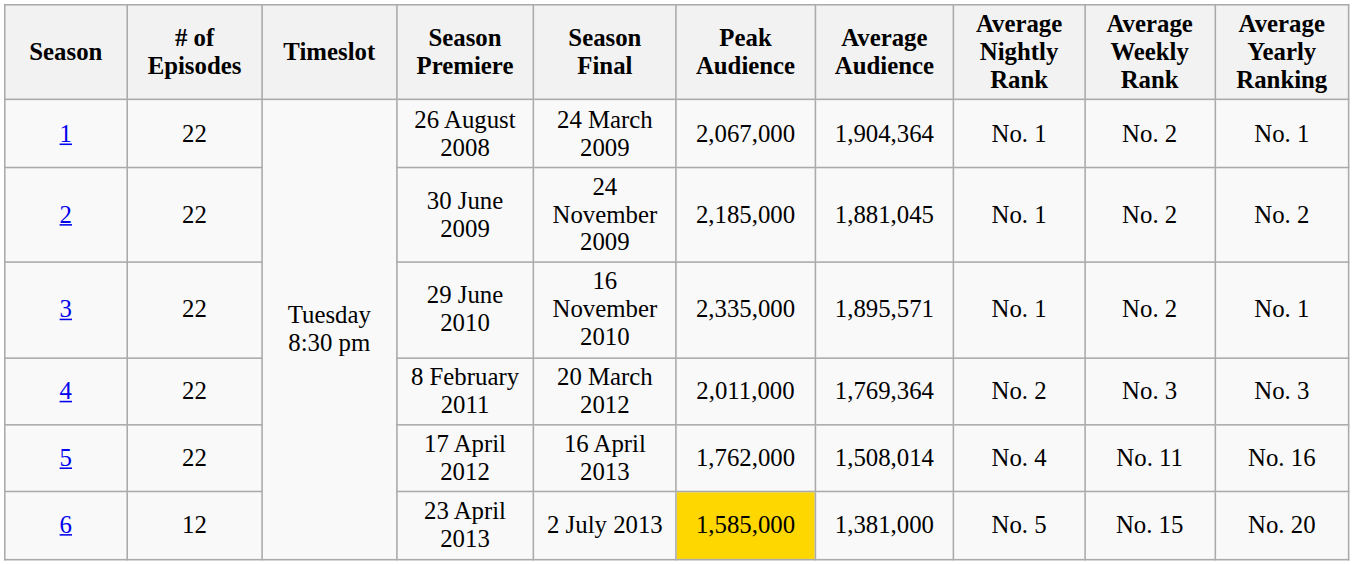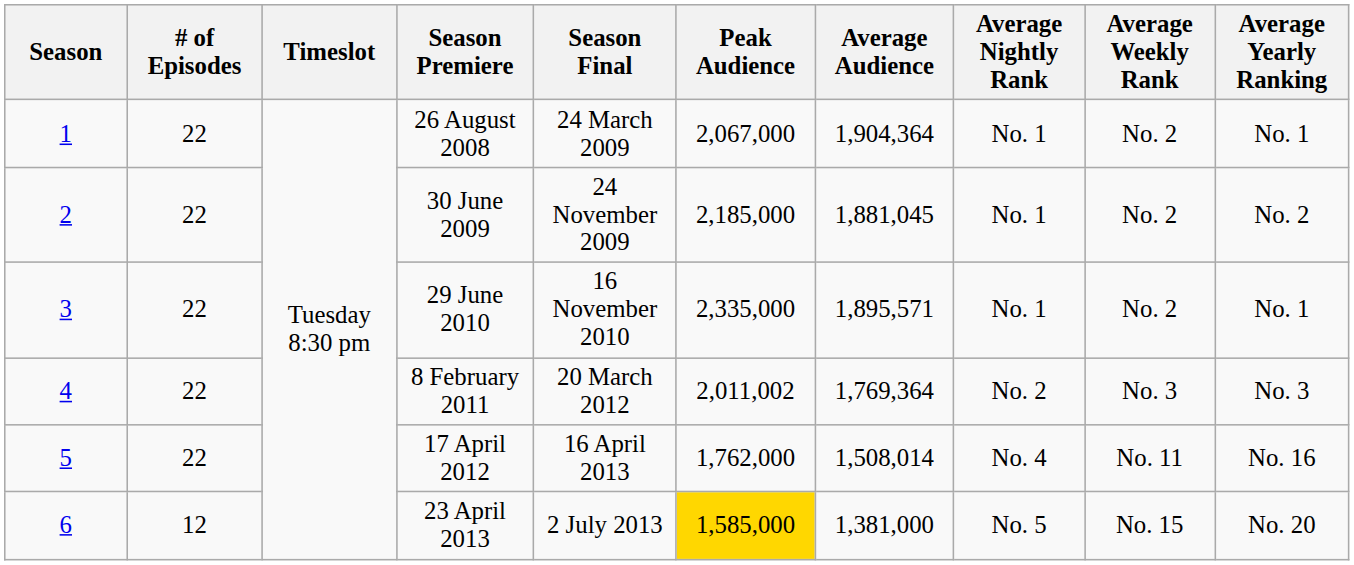(746, 390) 2,011,000 -> (746, 390) 2,011,002
